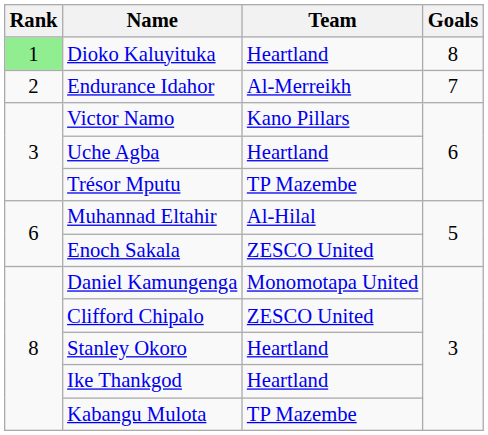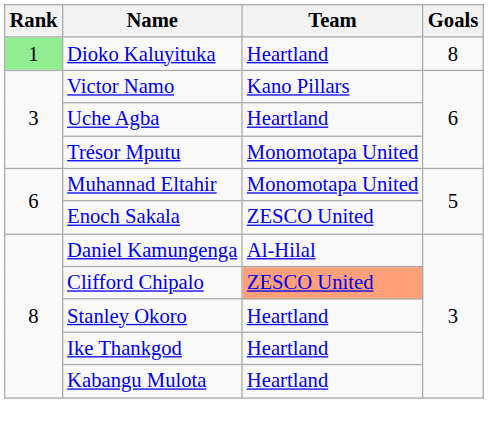- row: (141, 86)
(302, 184) TP Mazembe -> (333, 151) Monomotapa United
(281, 217) Al-Hilal -> (333, 184) Monomotapa United
(333, 282) Monomotapa United -> (281, 250) Al-Hilal
(310, 315) no background -> (310, 282) lightsalmon background
(302, 413) TP Mazembe -> (288, 380) Heartland
